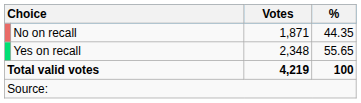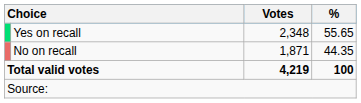rows swapped: (47, 51) <-> (45, 33)
